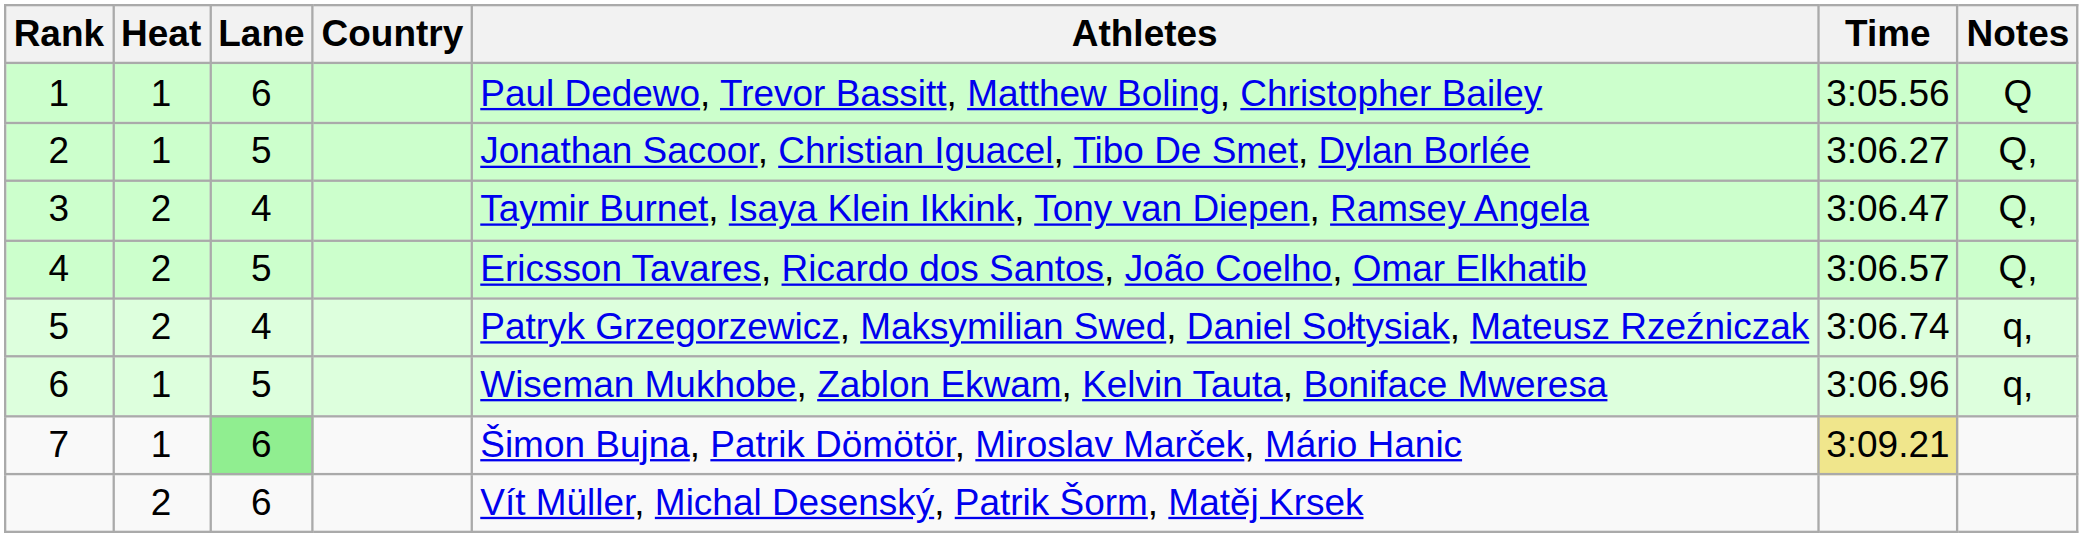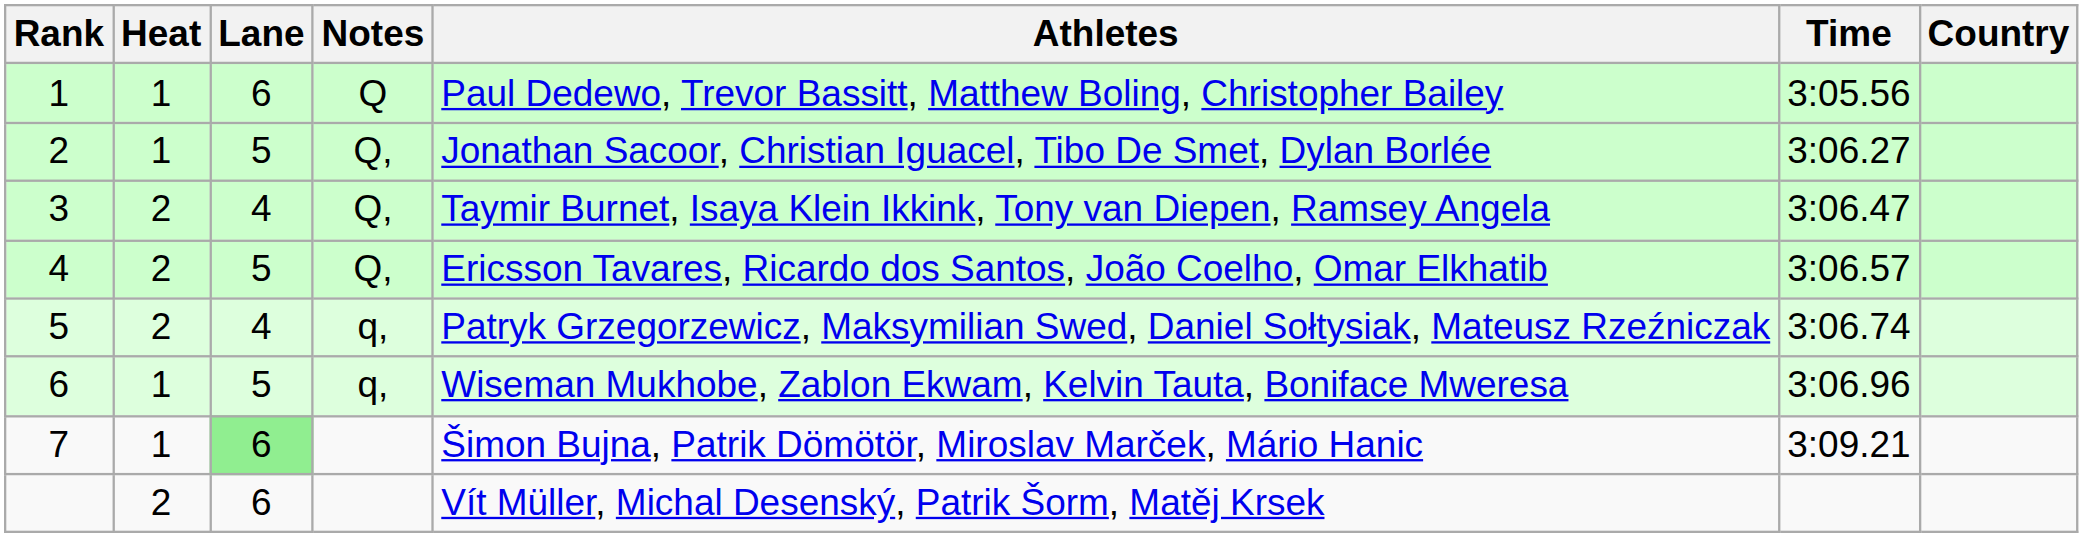columns swapped: (392, 33) <-> (2018, 33)
(1888, 444) khaki background -> (1849, 444) no background
